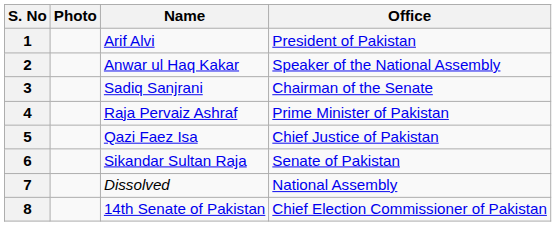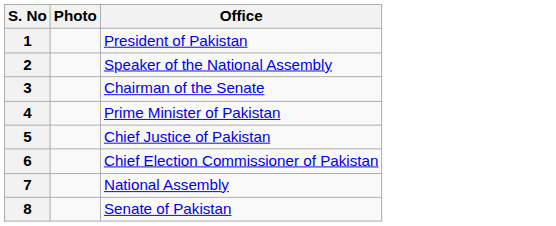- column: (185, 16)
(336, 161) Senate of Pakistan -> (241, 161) Chief Election Commissioner of Pakistan
(410, 209) Chief Election Commissioner of Pakistan -> (168, 209) Senate of Pakistan
